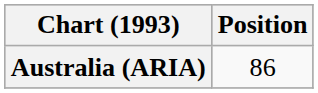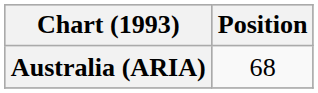(263, 66) 86 -> (263, 66) 68
